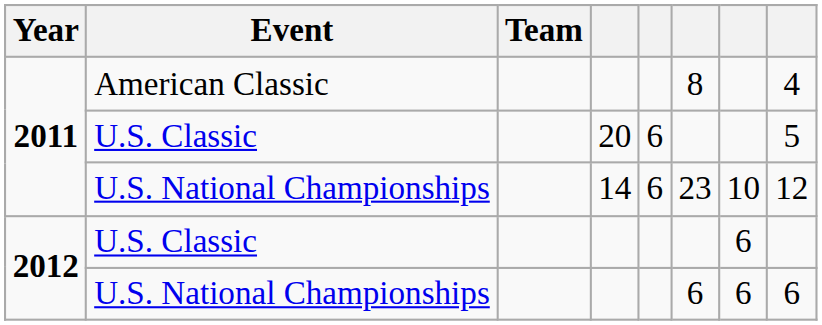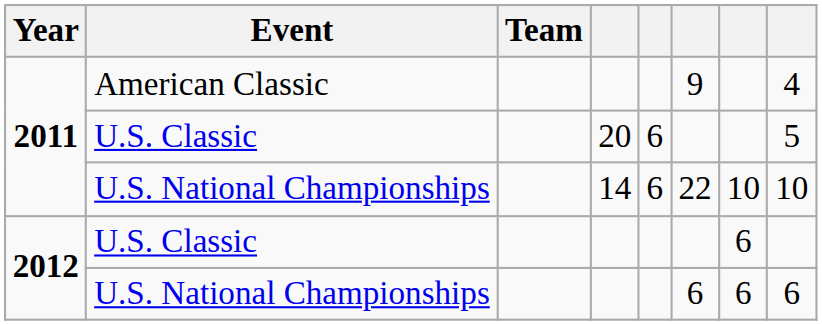(695, 83) 8 -> (695, 83) 9
(695, 188) 23 -> (695, 188) 22
(792, 188) 12 -> (792, 188) 10
